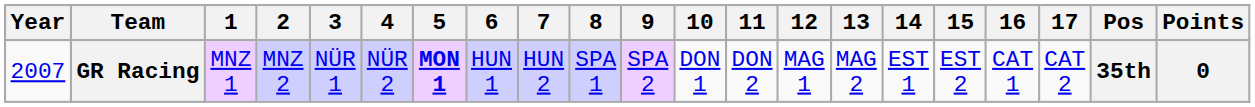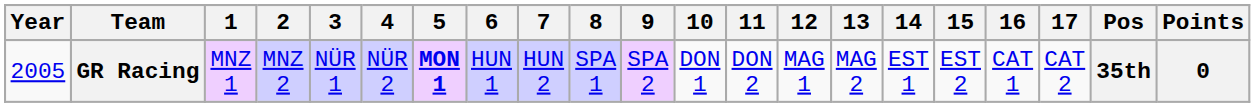(38, 71) 2007 -> (38, 71) 2005
